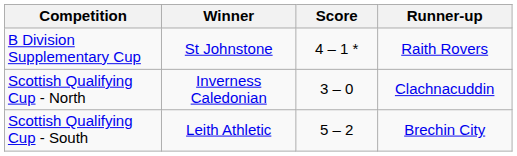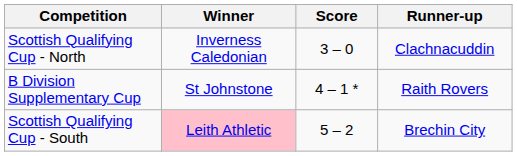rows swapped: (74, 48) <-> (70, 89)
(229, 130) no background -> (229, 130) pink background
